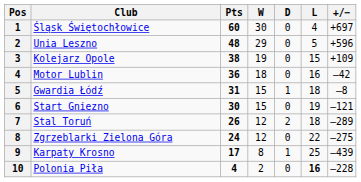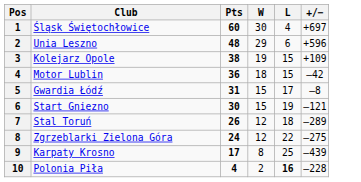- column: (288, 12)
(314, 44) 5 -> (288, 44) 6
(314, 75) 16 -> (288, 75) 15
(314, 91) 18 -> (288, 91) 17
